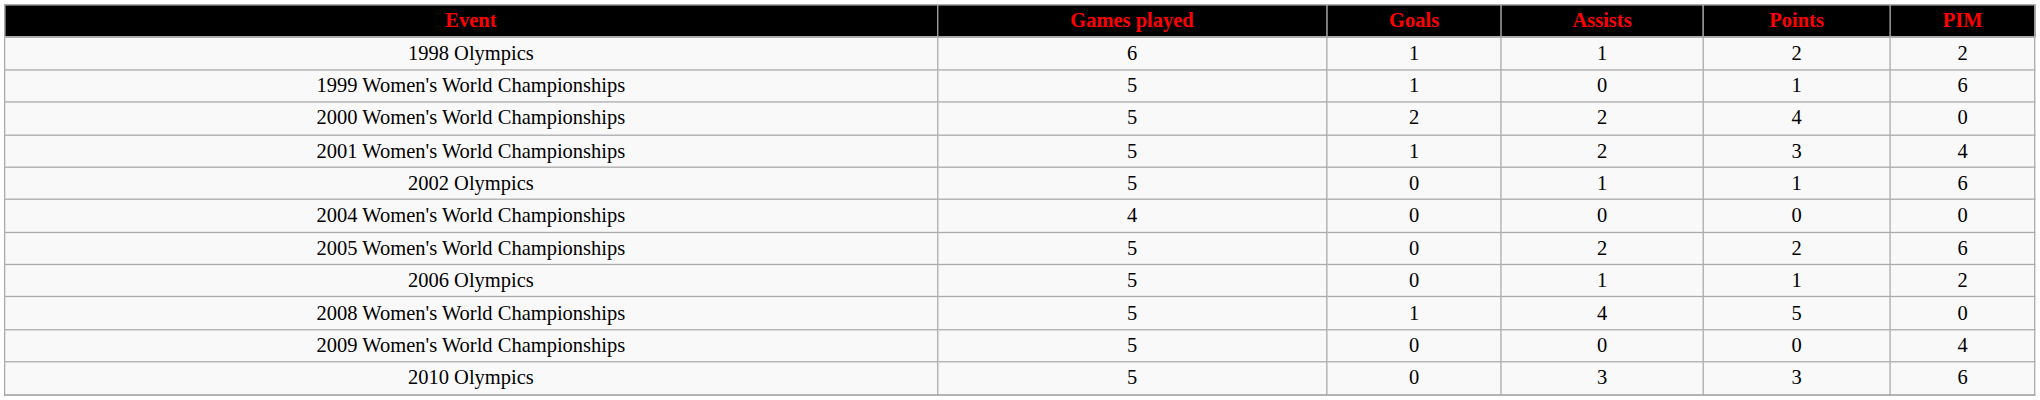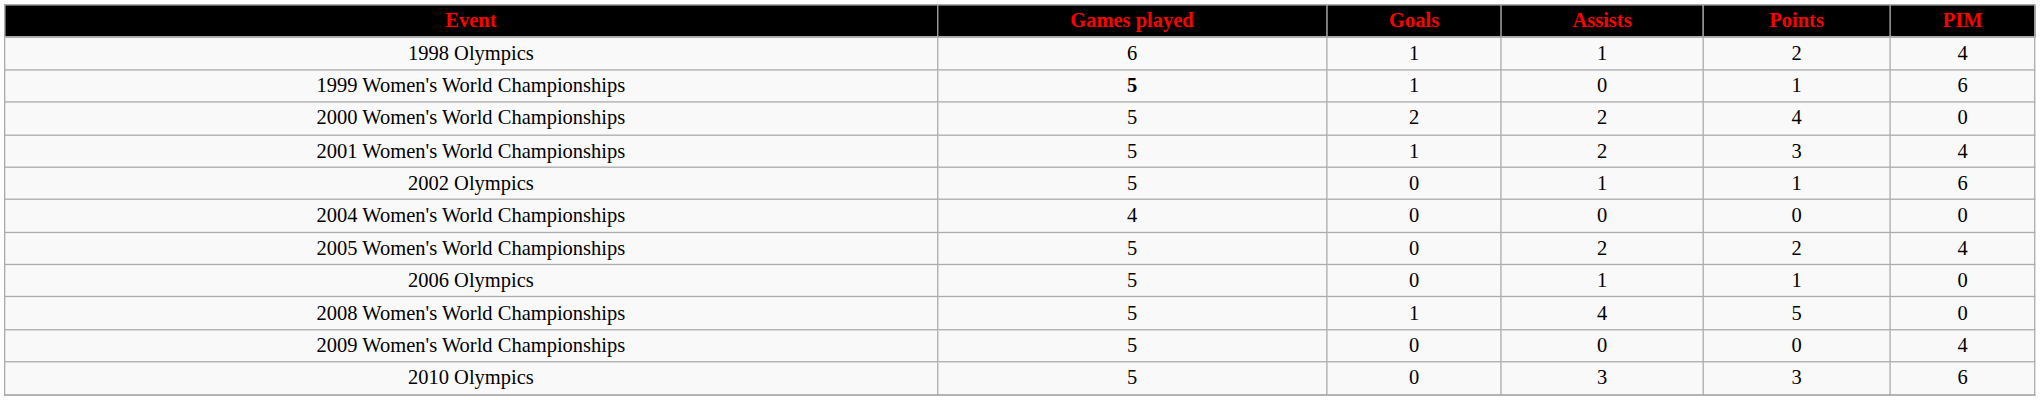(1963, 53) 2 -> (1963, 53) 4
(1132, 85) normal -> (1132, 85) bold
(1963, 248) 6 -> (1963, 248) 4
(1963, 280) 2 -> (1963, 280) 0
